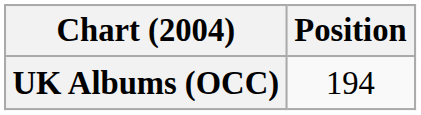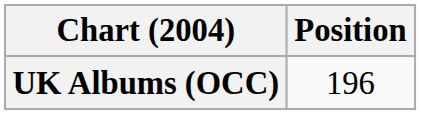(350, 82) 194 -> (350, 82) 196
